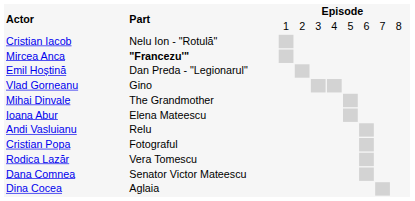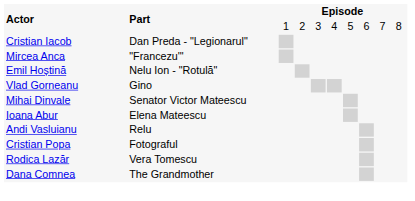(173, 41) Nelu Ion - "Rotulă" -> (189, 41) Dan Preda - "Legionarul"
(159, 56) bold -> (156, 56) normal
(189, 71) Dan Preda - "Legionarul" -> (173, 71) Nelu Ion - "Rotulă"
(172, 100) The Grandmother -> (188, 100) Senator Victor Mateescu
(188, 174) Senator Victor Mateescu -> (172, 174) The Grandmother
- row: (34, 189)
